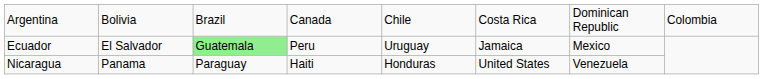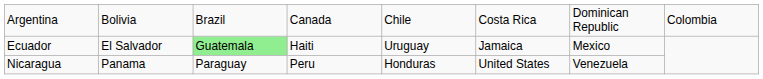(302, 45) Peru -> (302, 45) Haiti
(302, 64) Haiti -> (302, 64) Peru
